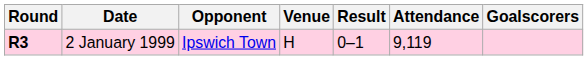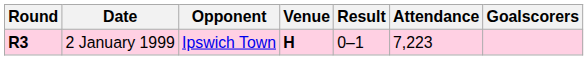(289, 42) normal -> (289, 42) bold
(412, 42) 9,119 -> (413, 42) 7,223
